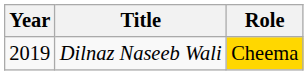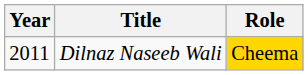(30, 53) 2019 -> (29, 53) 2011
